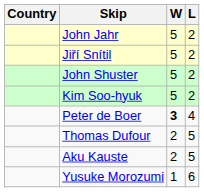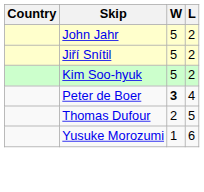- row: (100, 75)
- row: (95, 156)
